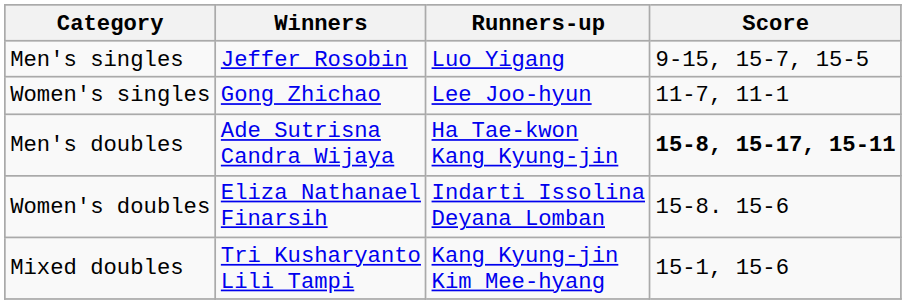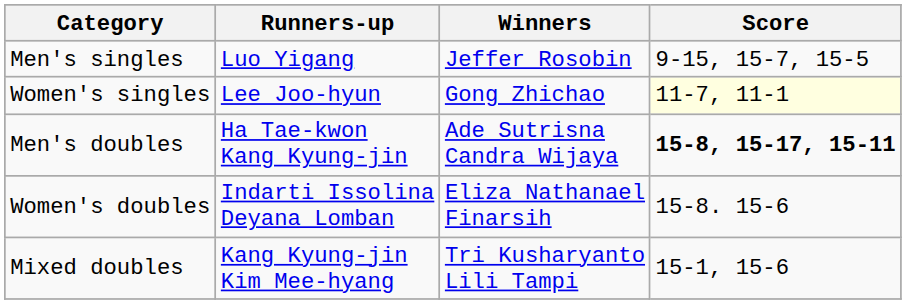columns swapped: (321, 23) <-> (538, 23)
(722, 95) no background -> (722, 95) lightyellow background
